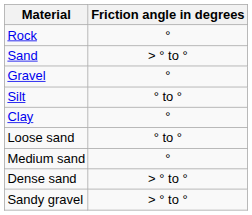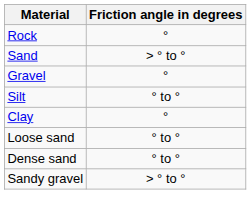- row: (46, 158)
(168, 179) > ° to ° -> (166, 158) ° to °
